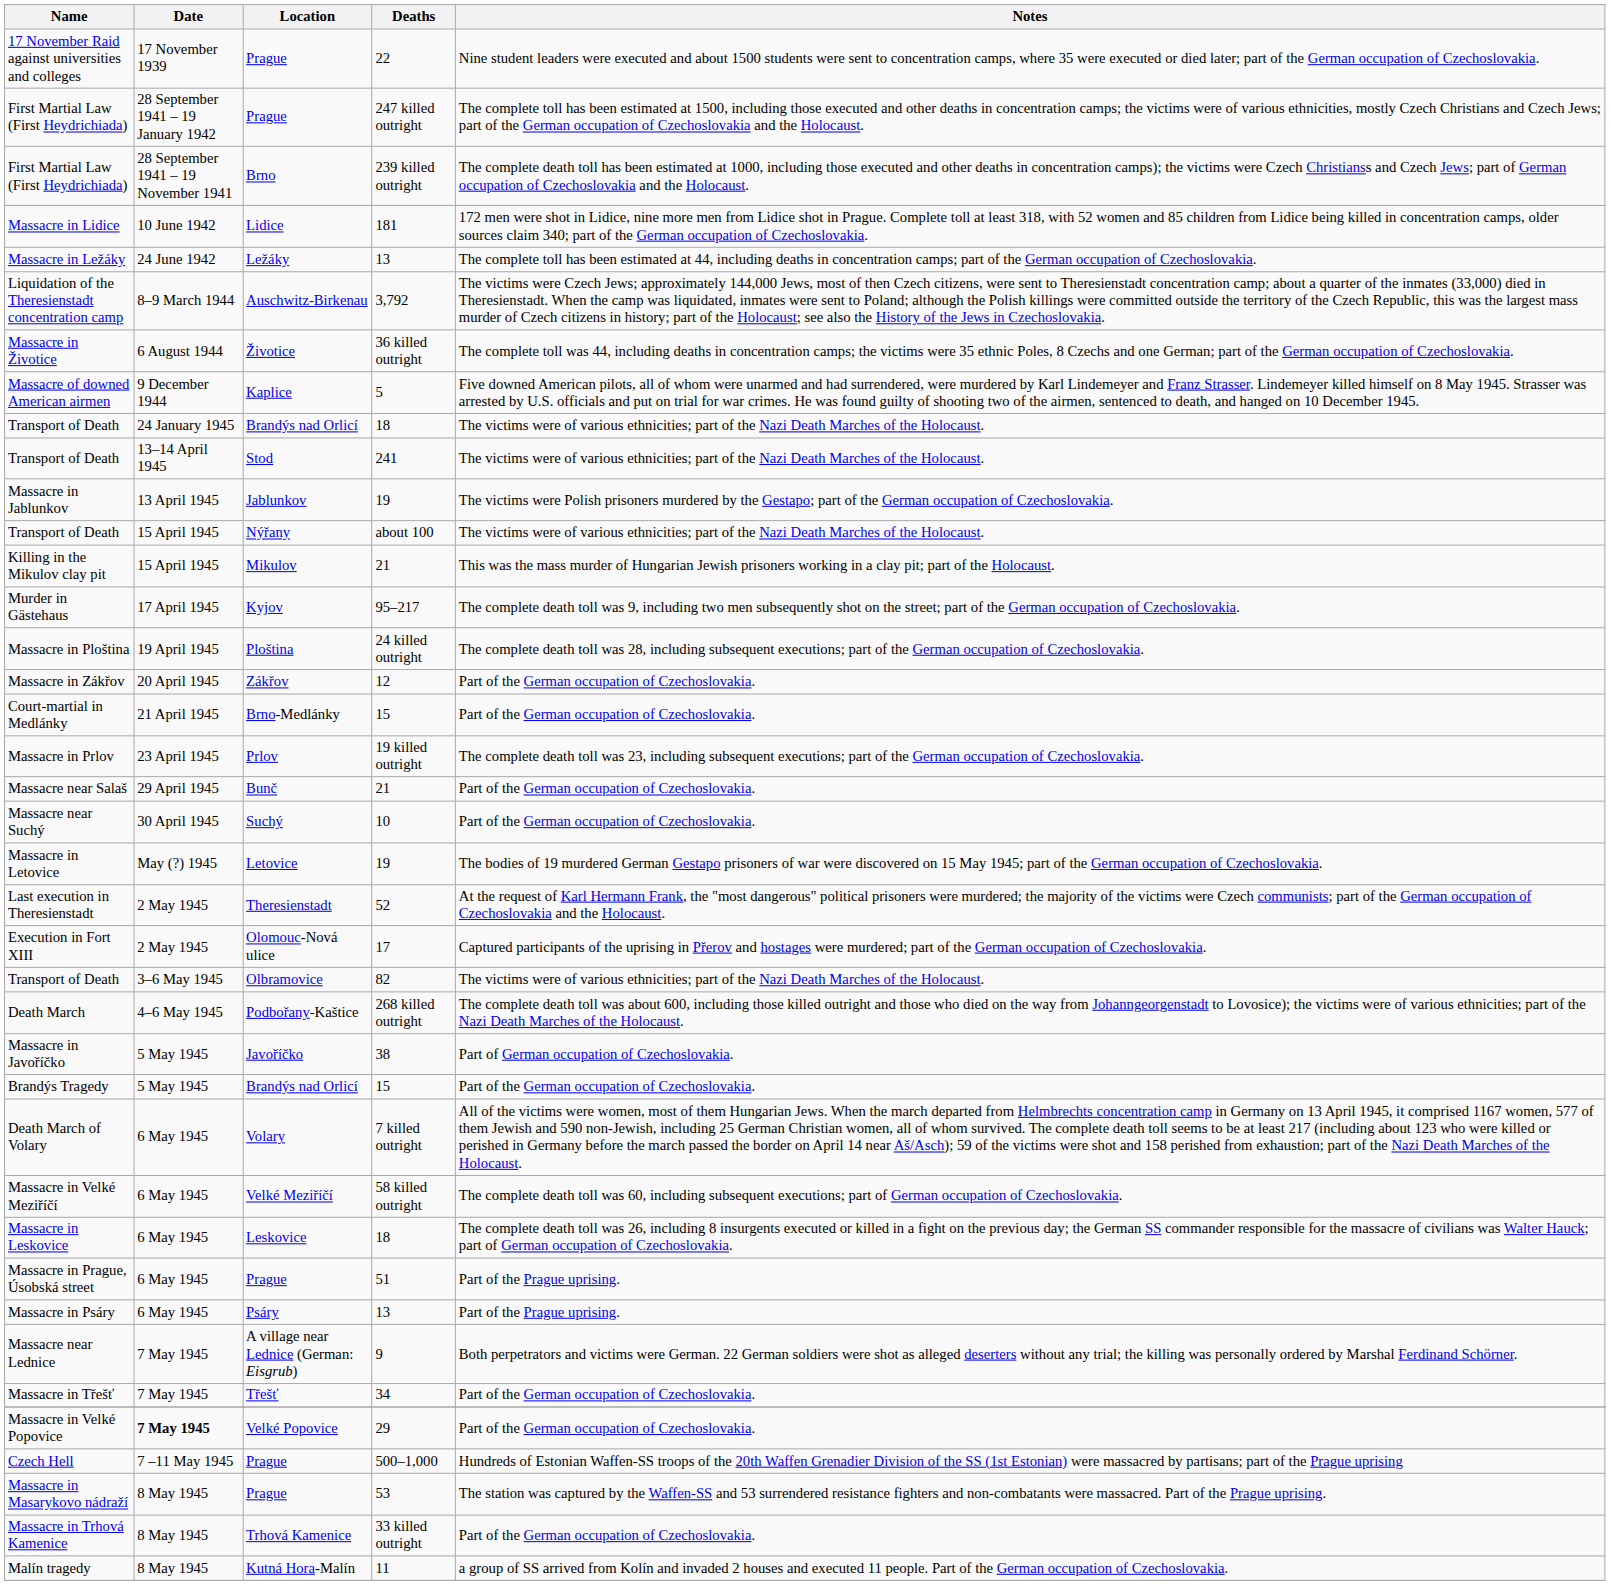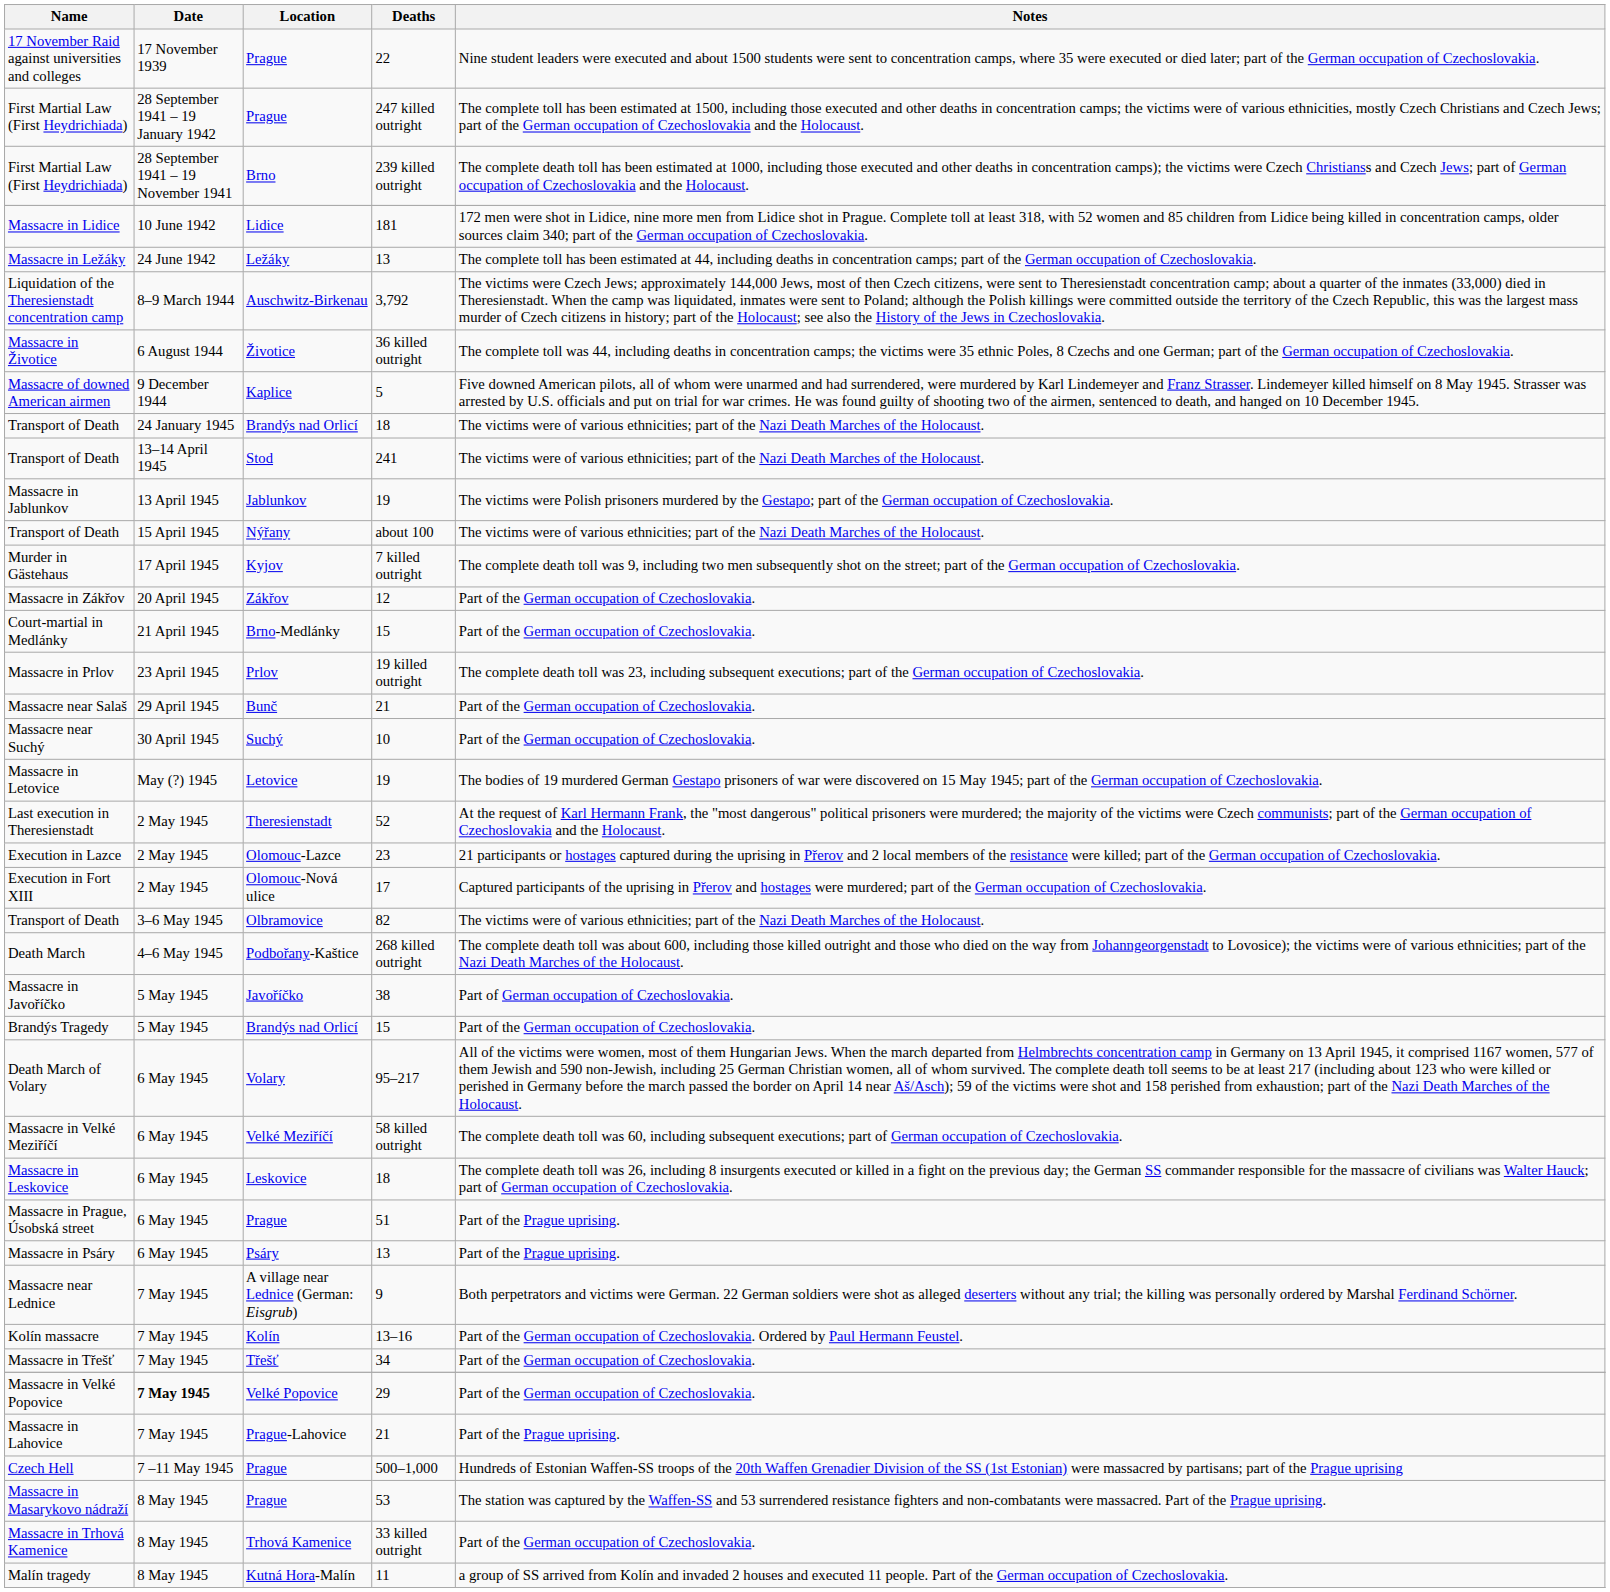- row: (57, 566)
(397, 607) 95–217 -> (399, 566) 7 killed outright
- row: (69, 649)
+ row: (65, 855)
(399, 1137) 7 killed outright -> (397, 1078) 95–217
+ row: (53, 1336)
+ row: (43, 1435)
